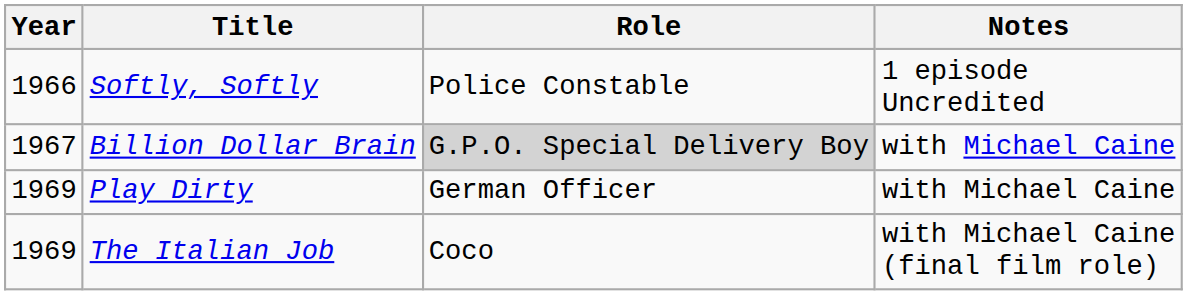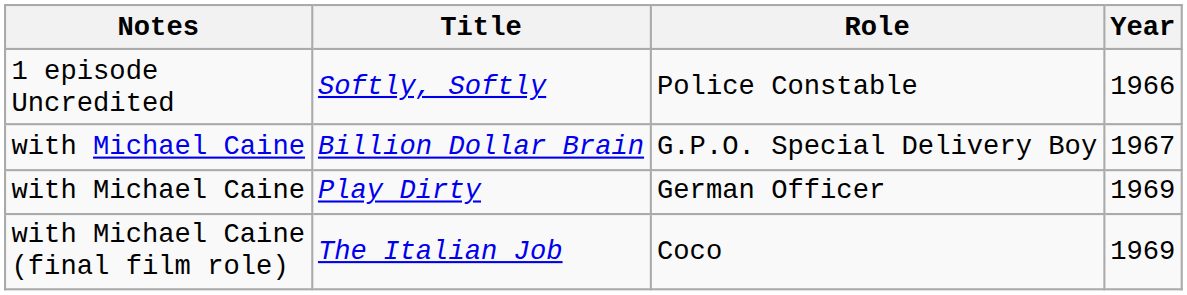columns swapped: (44, 27) <-> (1029, 27)
(649, 147) lightgrey background -> (877, 147) no background
